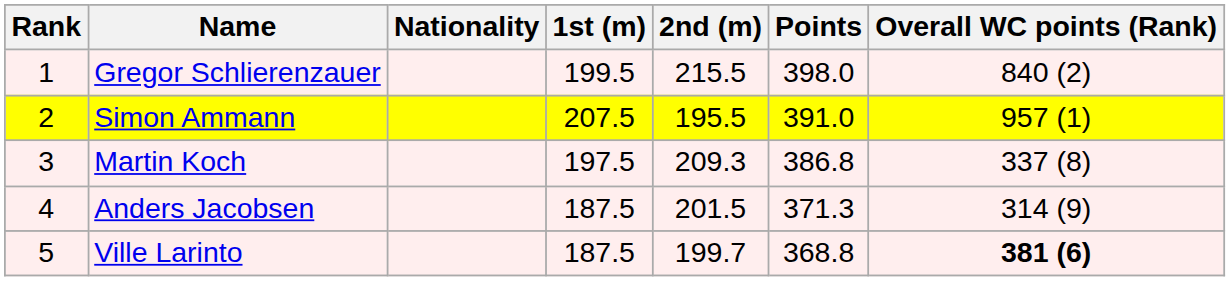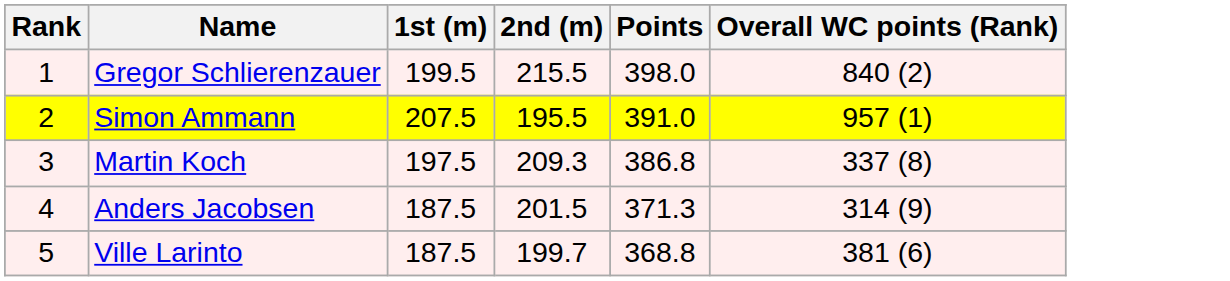- column: (467, 27)
(1046, 252) bold -> (887, 252) normal
